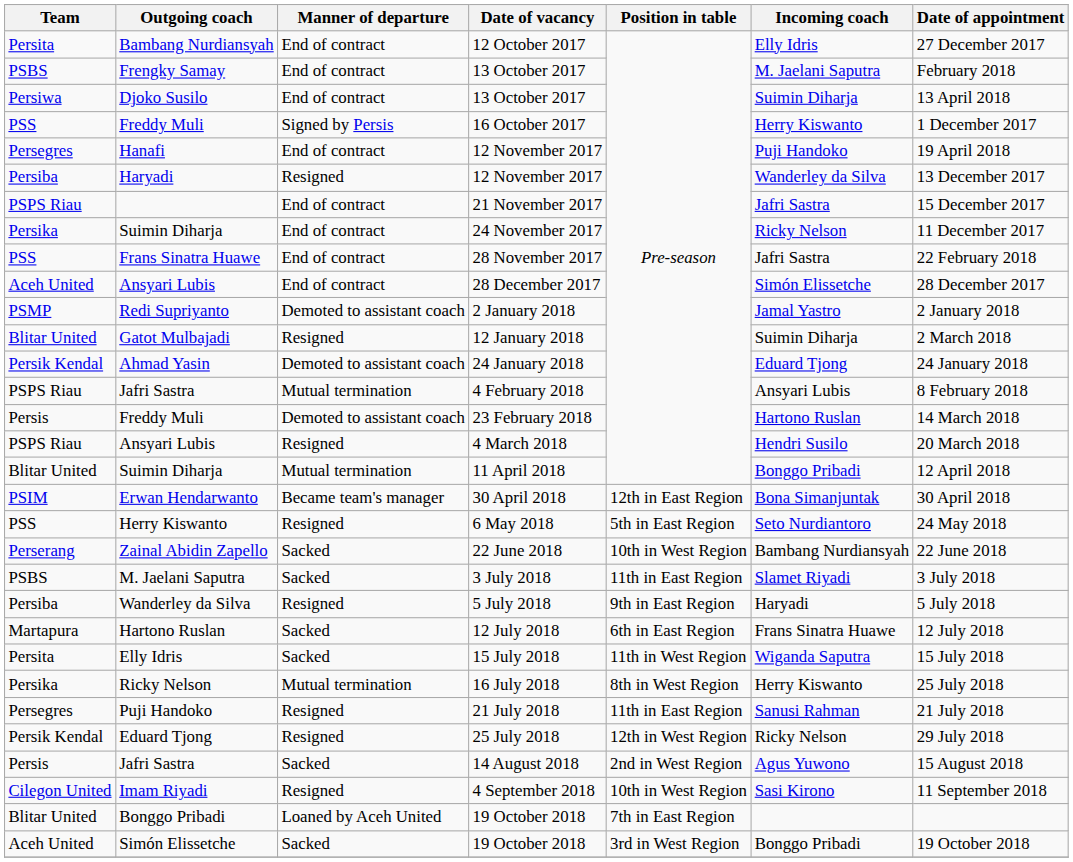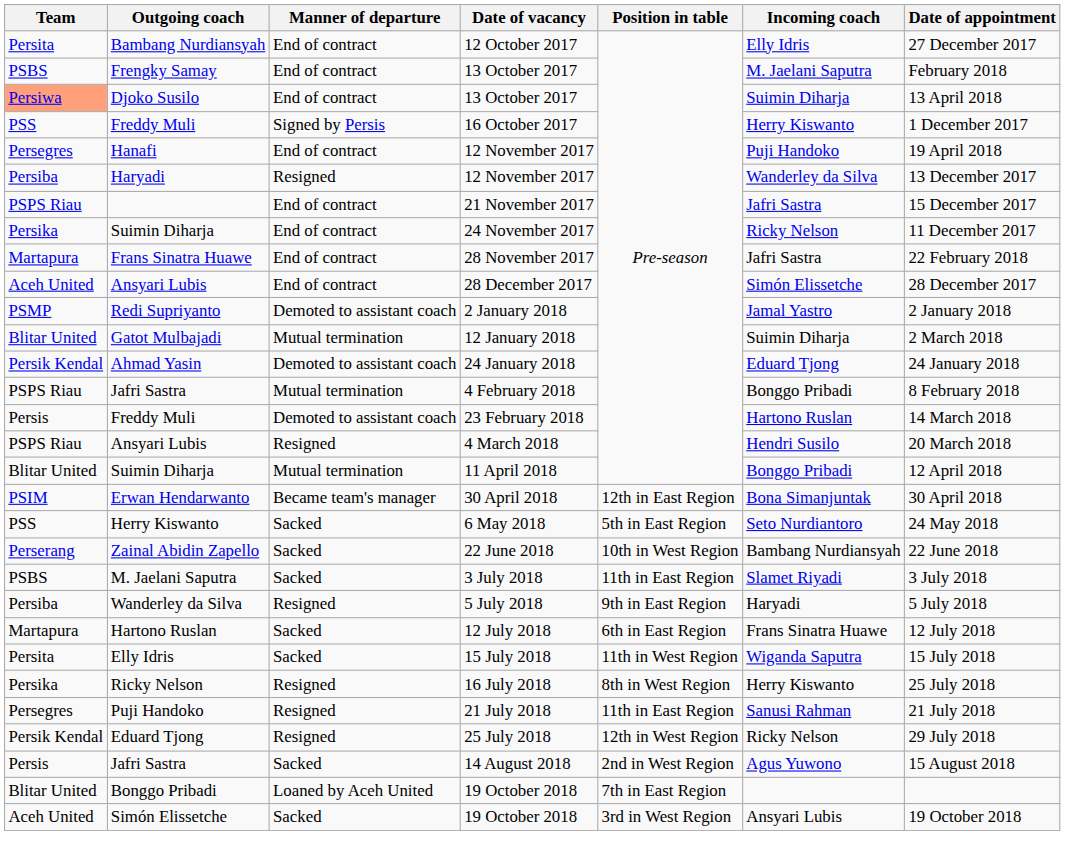(35, 97) no background -> (35, 97) lightsalmon background
(22, 257) PSS -> (43, 257) Martapura
(313, 337) Resigned -> (338, 337) Mutual termination
(803, 390) Ansyari Lubis -> (799, 390) Bonggo Pribadi
(313, 524) Resigned -> (297, 524) Sacked
(347, 683) Mutual termination -> (304, 683) Resigned
- row: (163, 790)
(808, 843) Bonggo Pribadi -> (794, 817) Ansyari Lubis
